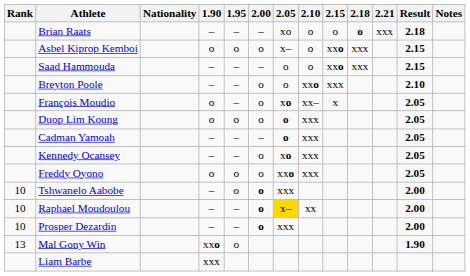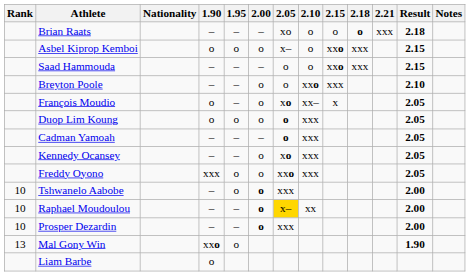(211, 173) o -> (211, 173) xxx
(211, 262) xxx -> (211, 262) o
